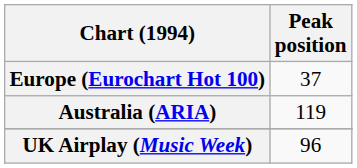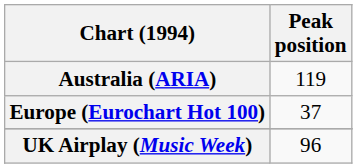rows swapped: (137, 111) <-> (137, 78)
